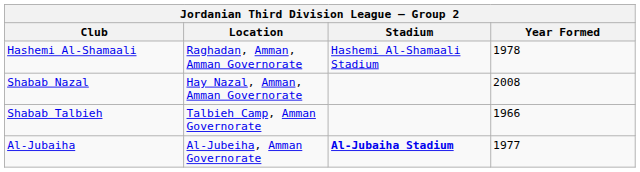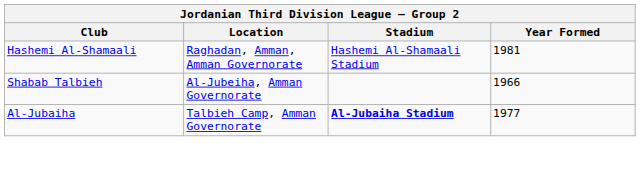(507, 51) 1978 -> (507, 51) 1981
- row: (48, 82)
(251, 120) Talbieh Camp, Amman Governorate -> (244, 89) Al-Jubeiha, Amman Governorate
(244, 151) Al-Jubeiha, Amman Governorate -> (251, 120) Talbieh Camp, Amman Governorate
